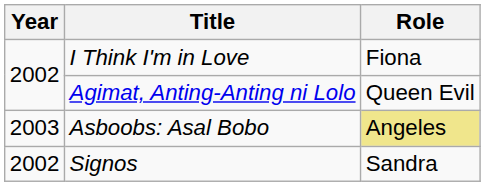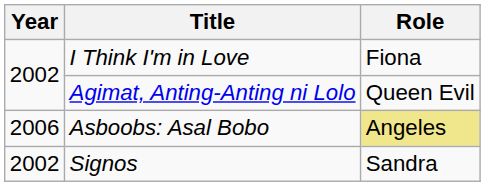(35, 127) 2003 -> (35, 127) 2006
